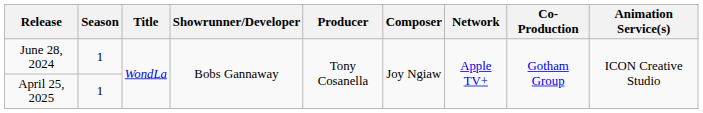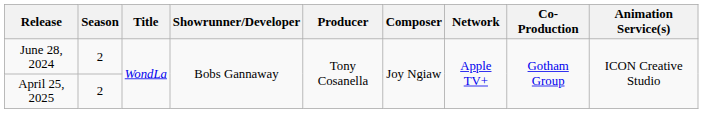(100, 56) 1 -> (100, 56) 2
(100, 91) 1 -> (100, 91) 2
